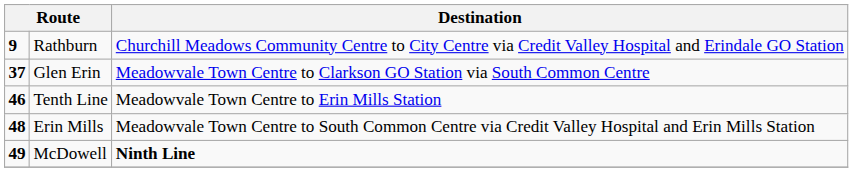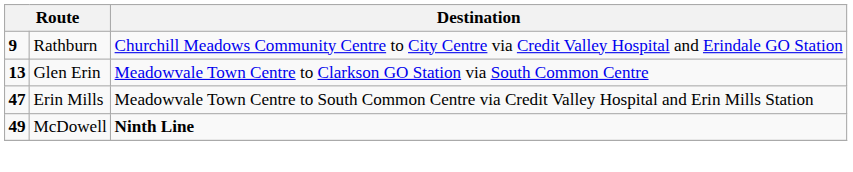(17, 72) 37 -> (17, 72) 13
- row: (71, 99)
(17, 126) 48 -> (17, 99) 47
